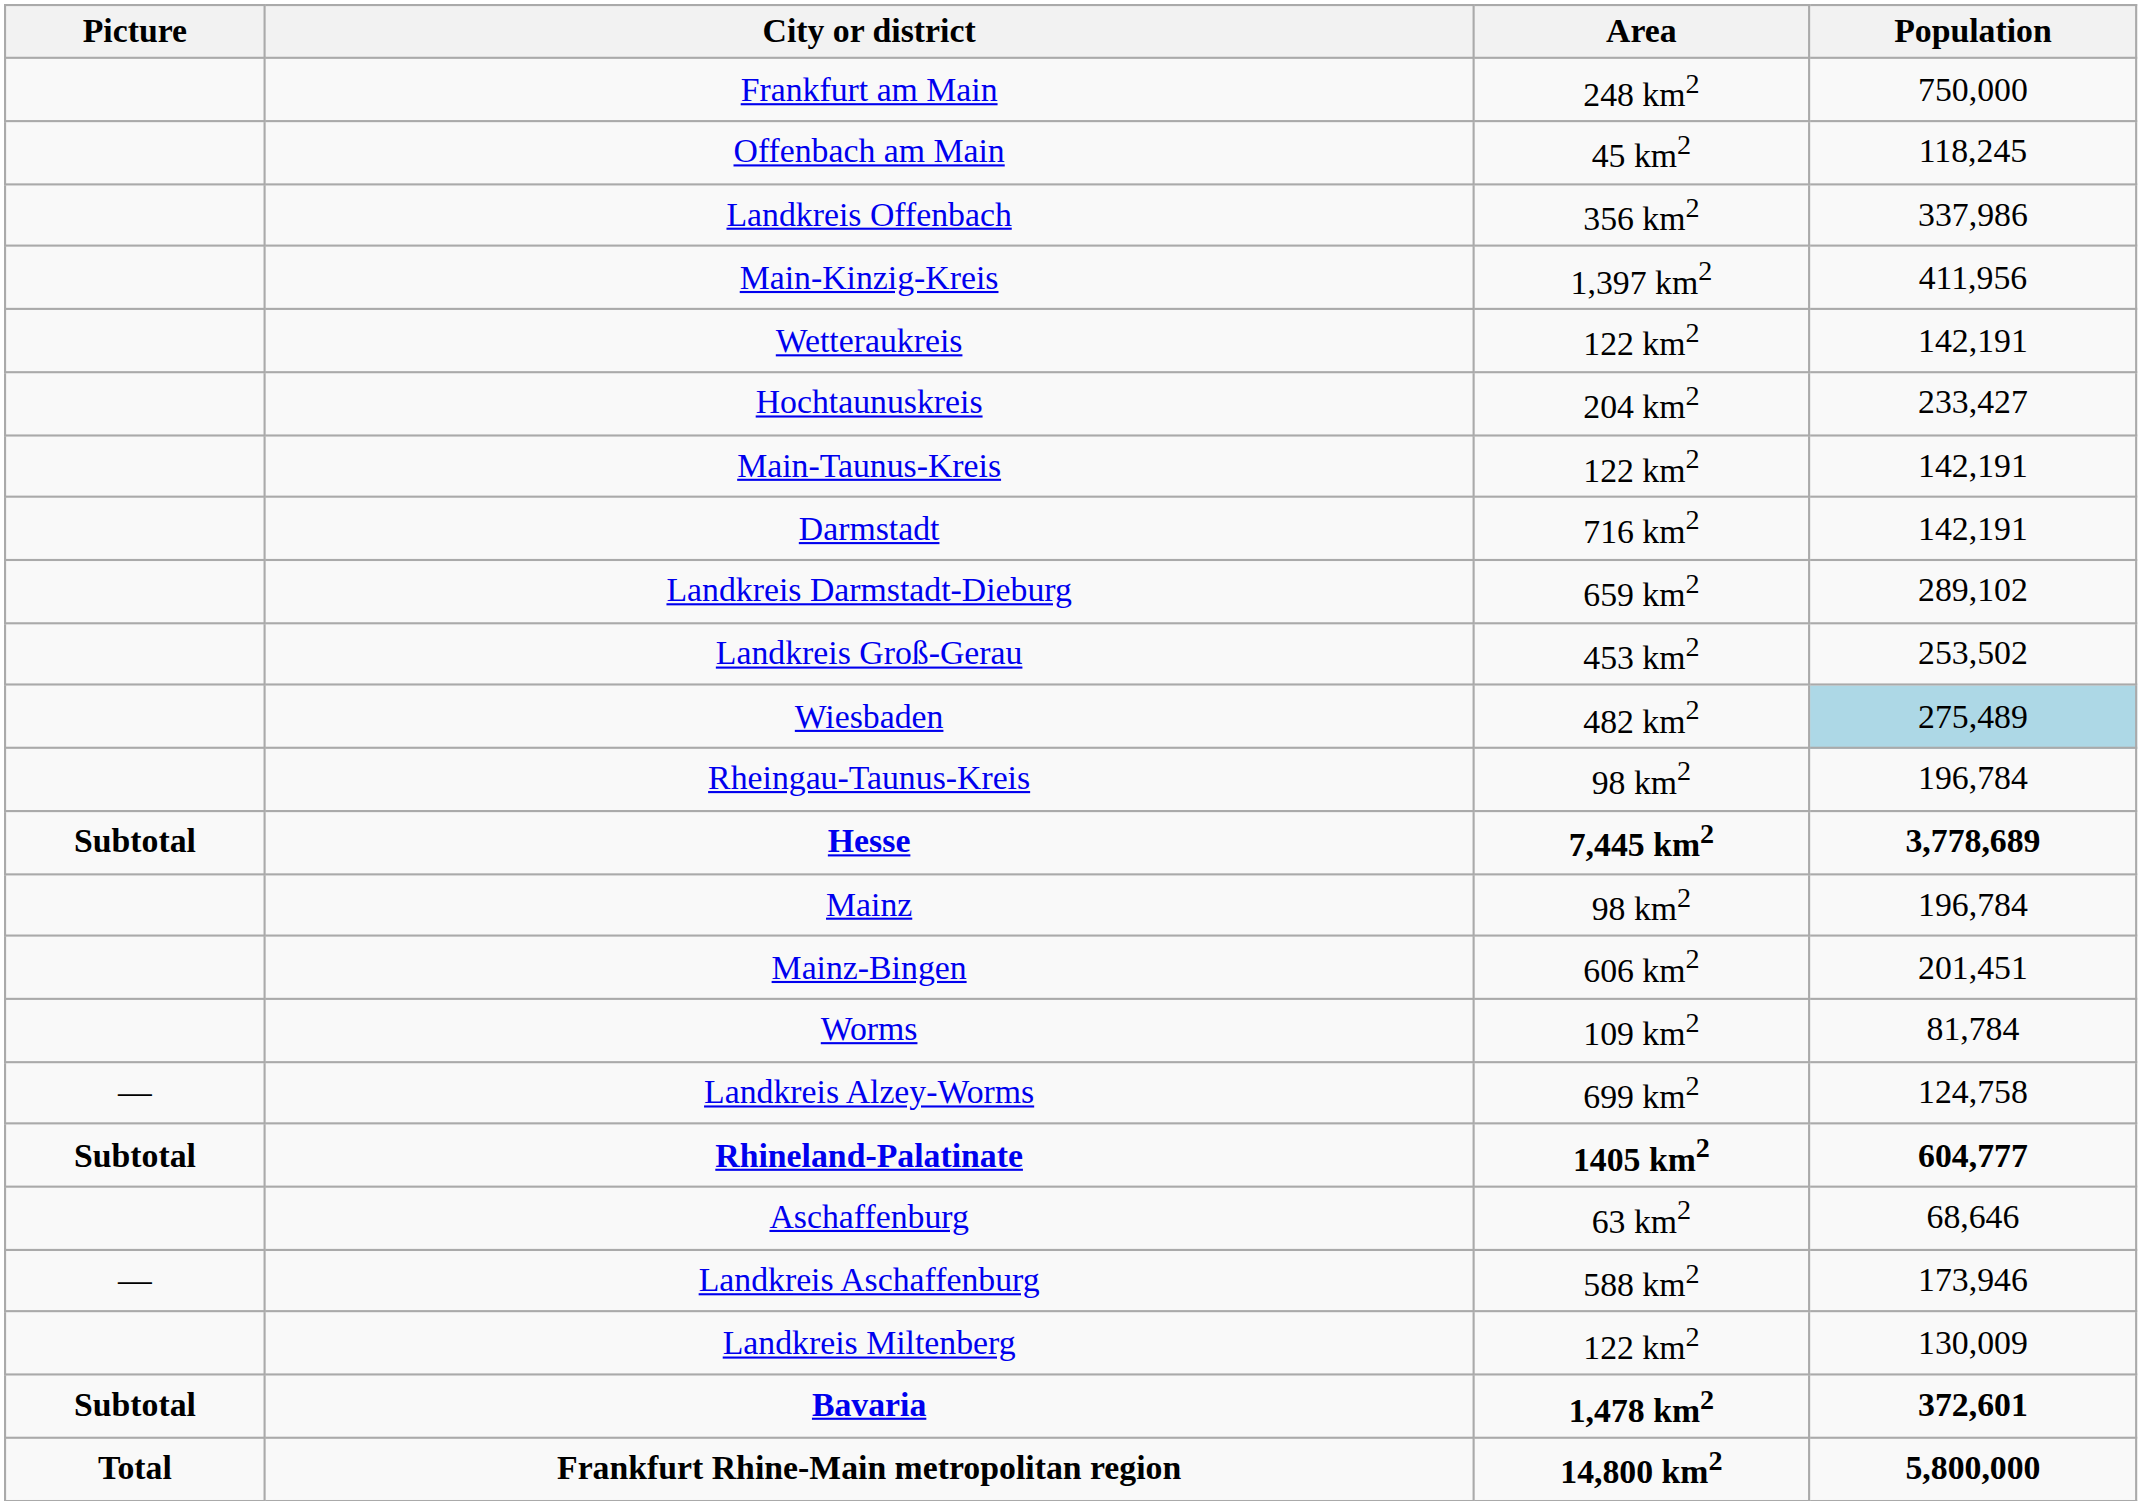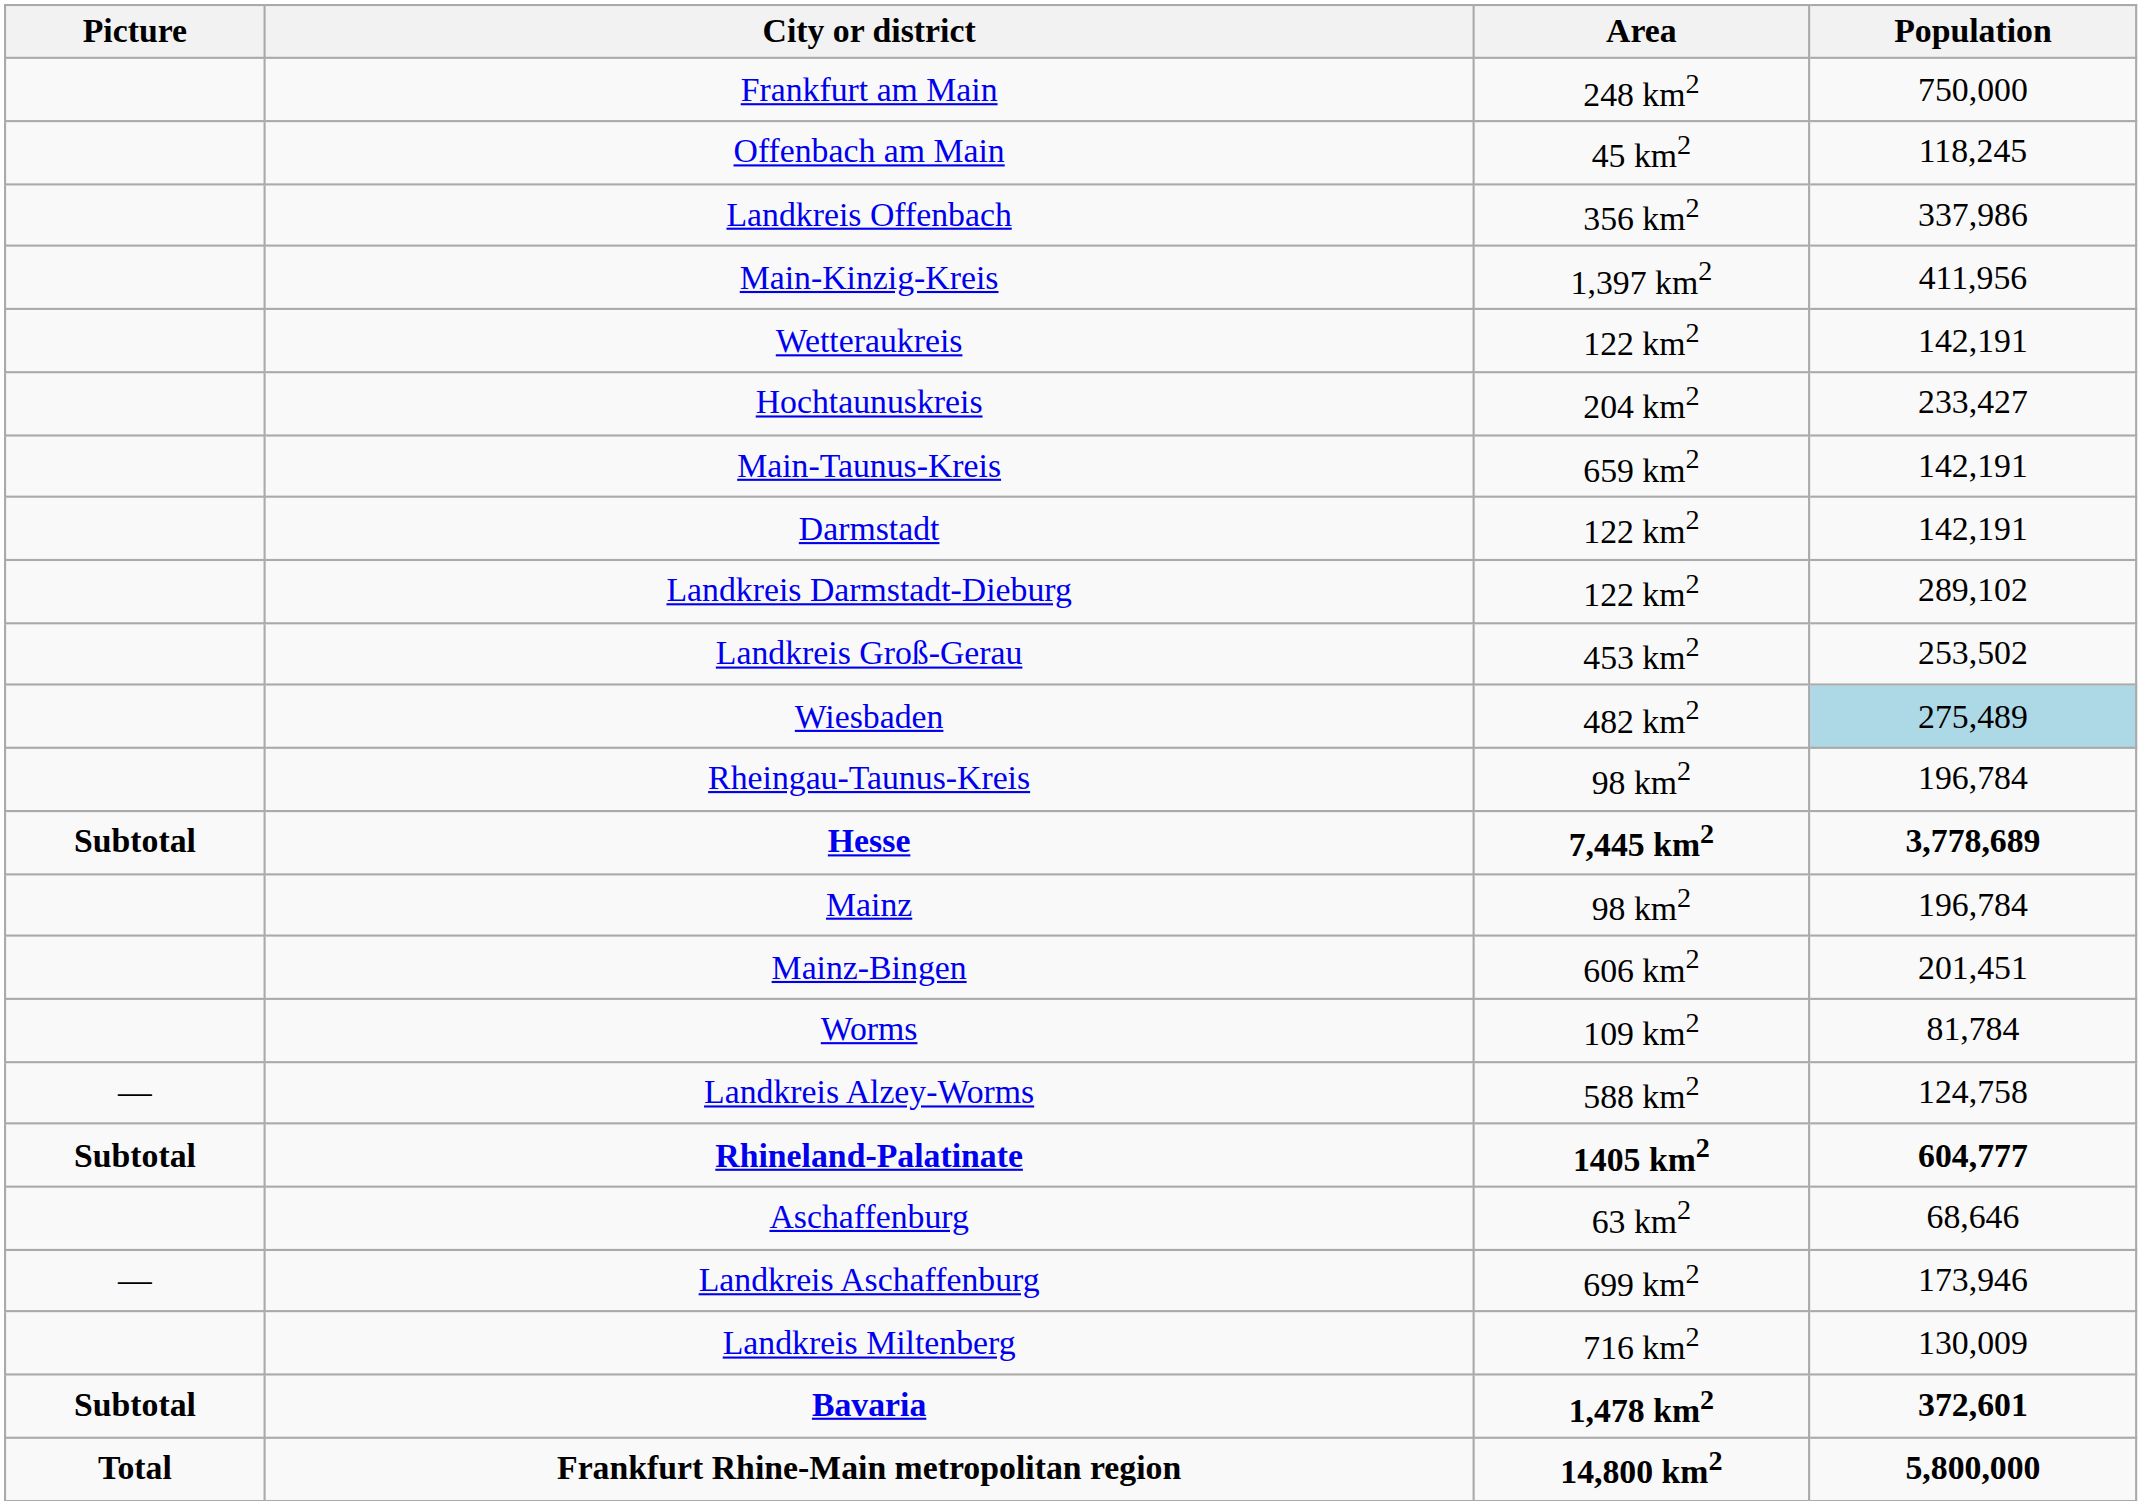(1641, 465) 122 km2 -> (1641, 465) 659 km2
(1641, 528) 716 km2 -> (1641, 528) 122 km2
(1641, 590) 659 km2 -> (1641, 590) 122 km2
(1641, 1092) 699 km2 -> (1641, 1092) 588 km2
(1641, 1280) 588 km2 -> (1641, 1280) 699 km2
(1641, 1342) 122 km2 -> (1641, 1342) 716 km2
